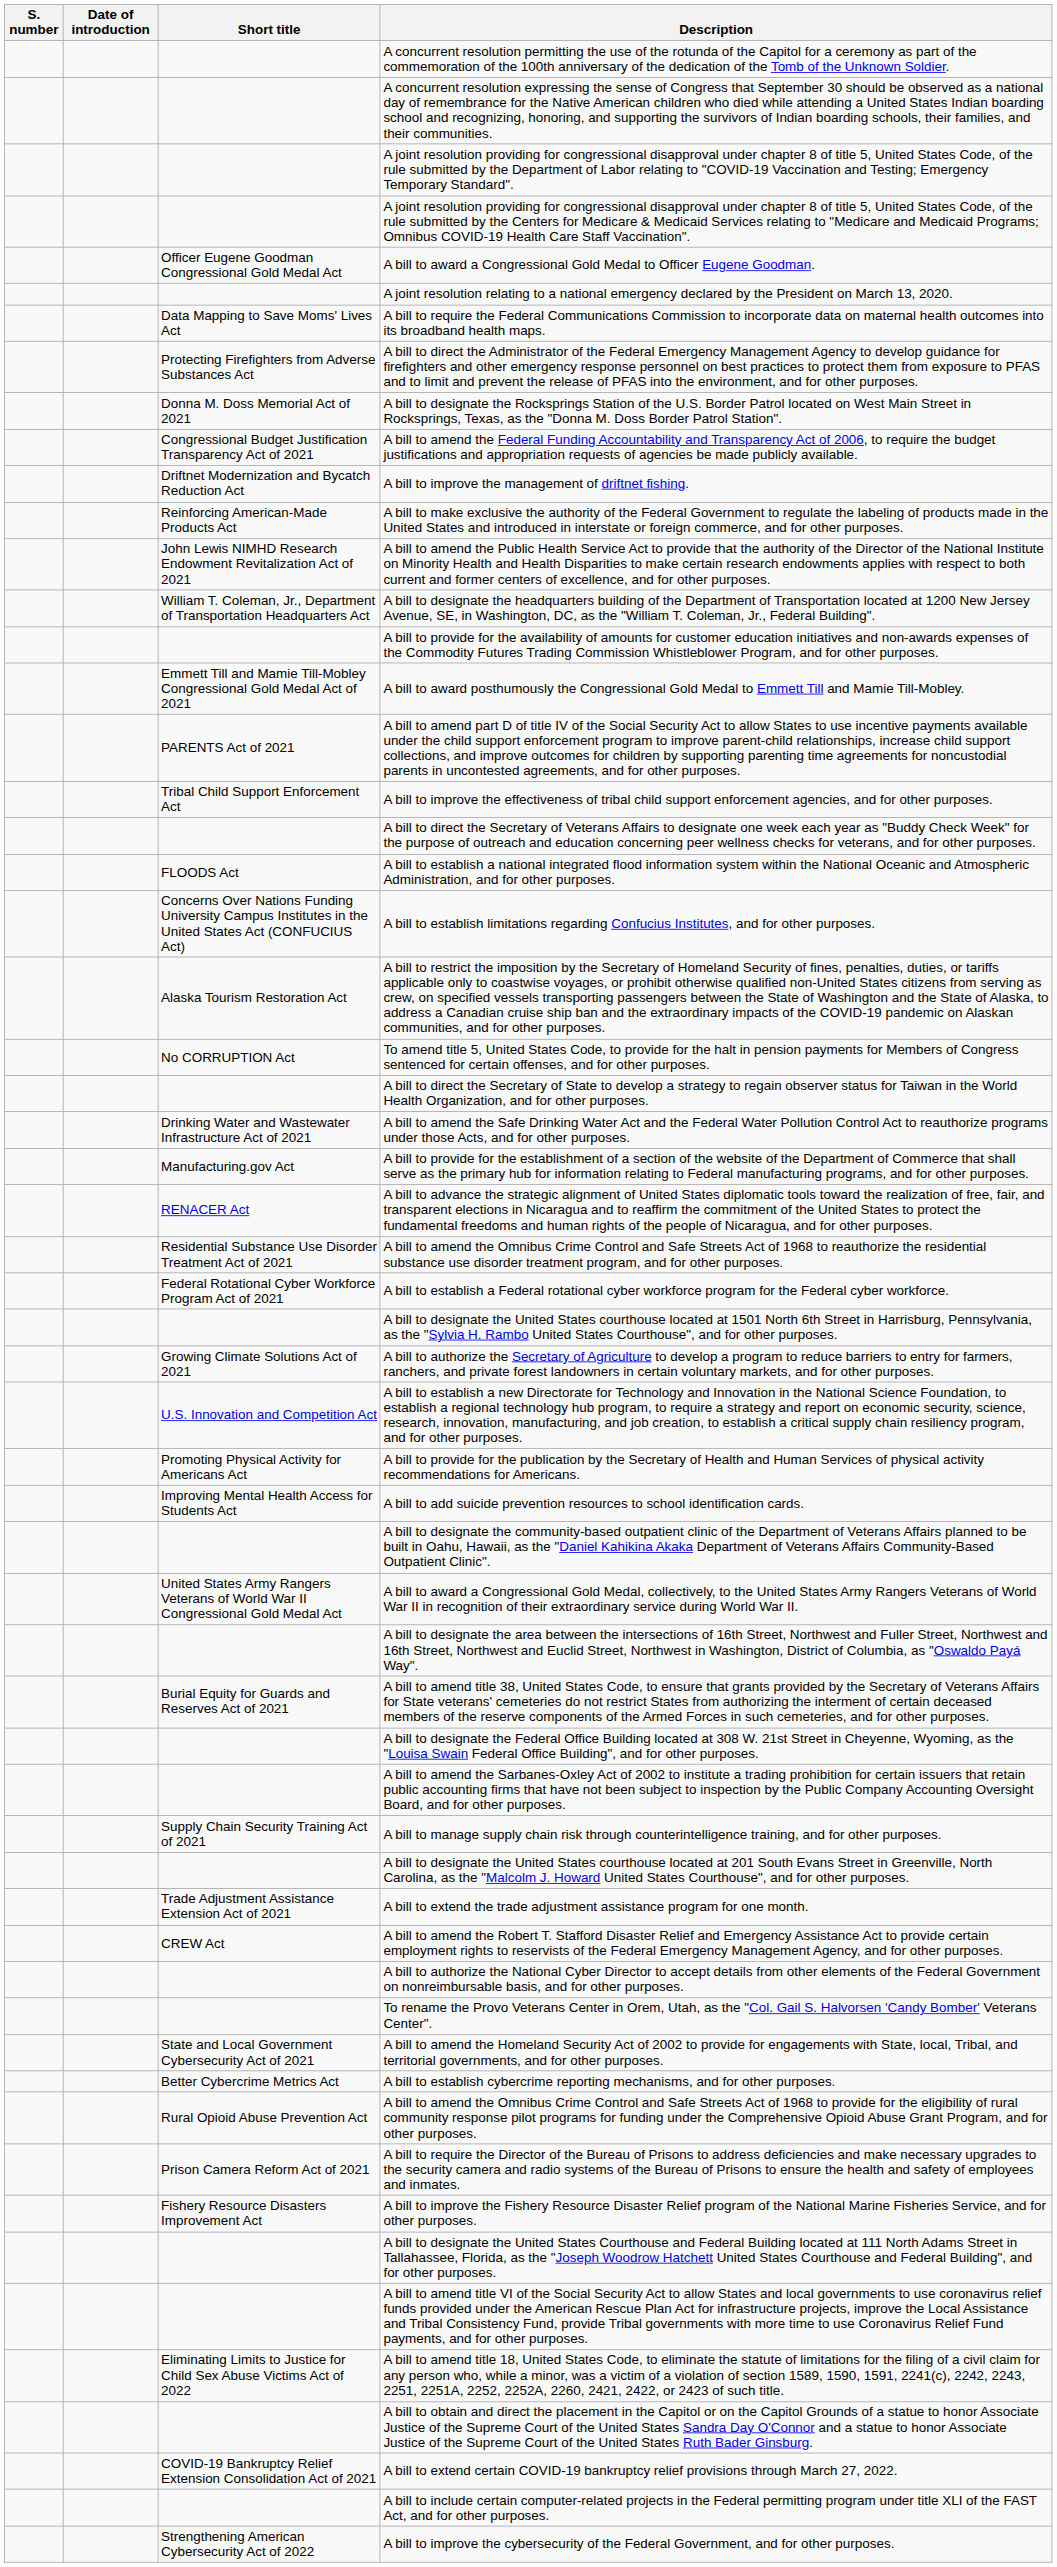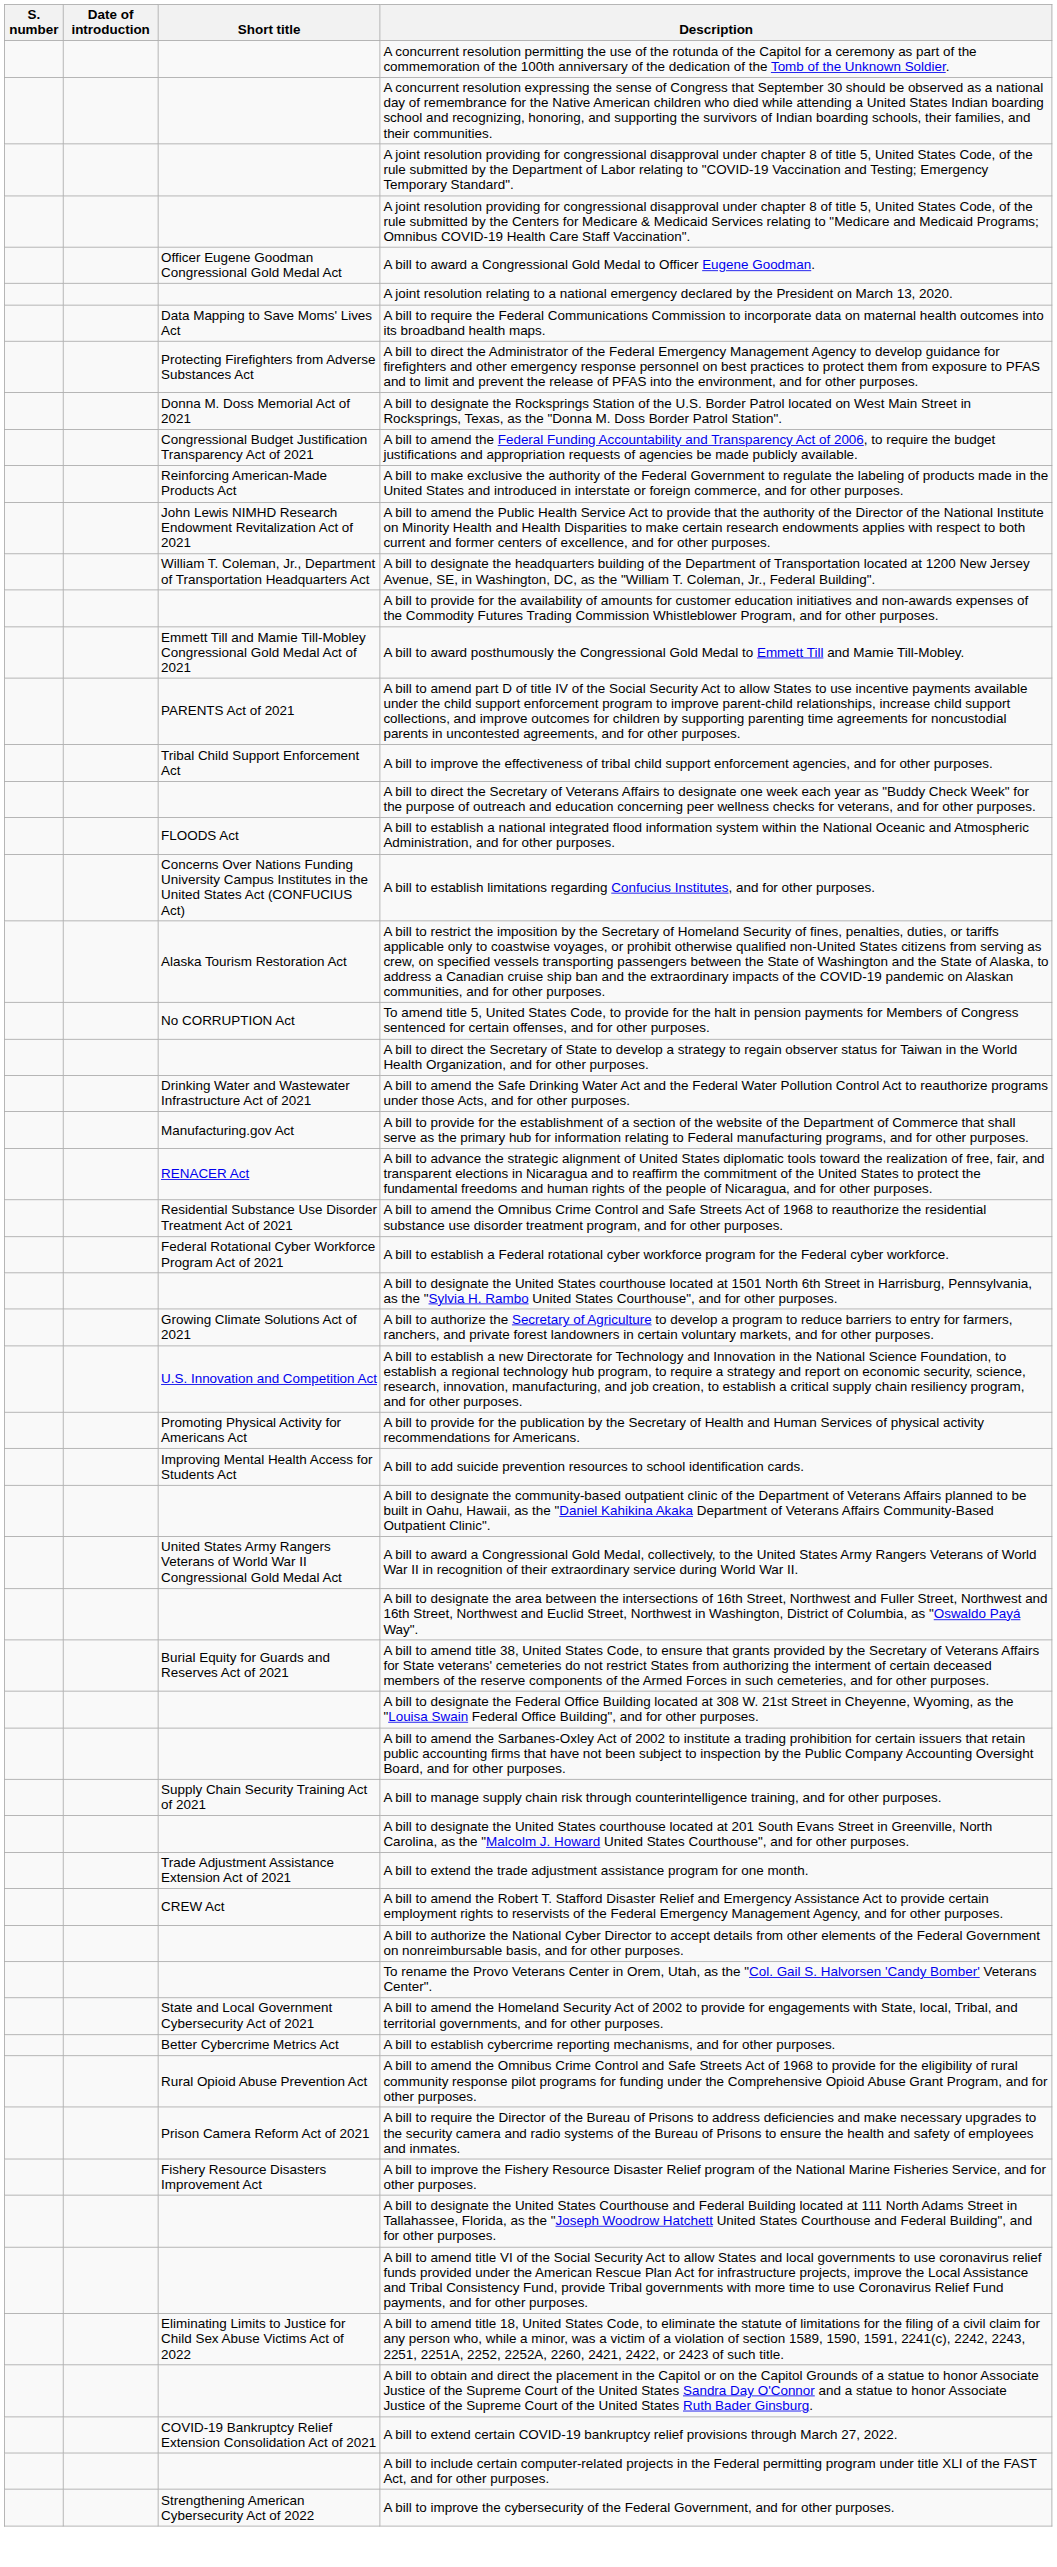- row: (536, 483)
